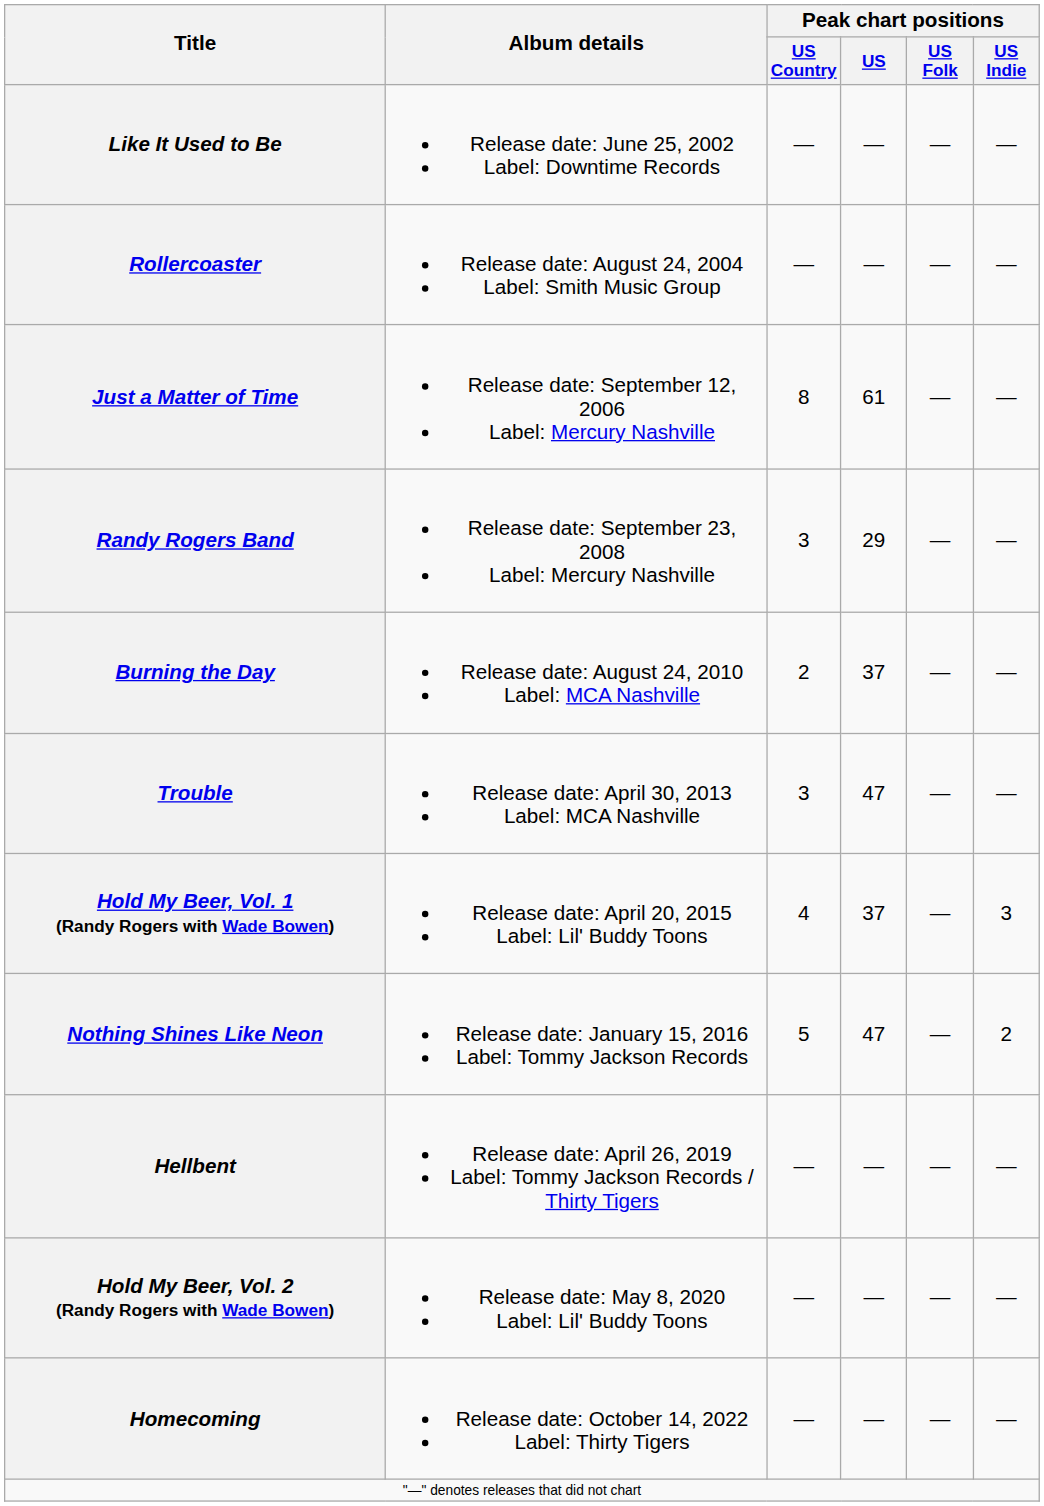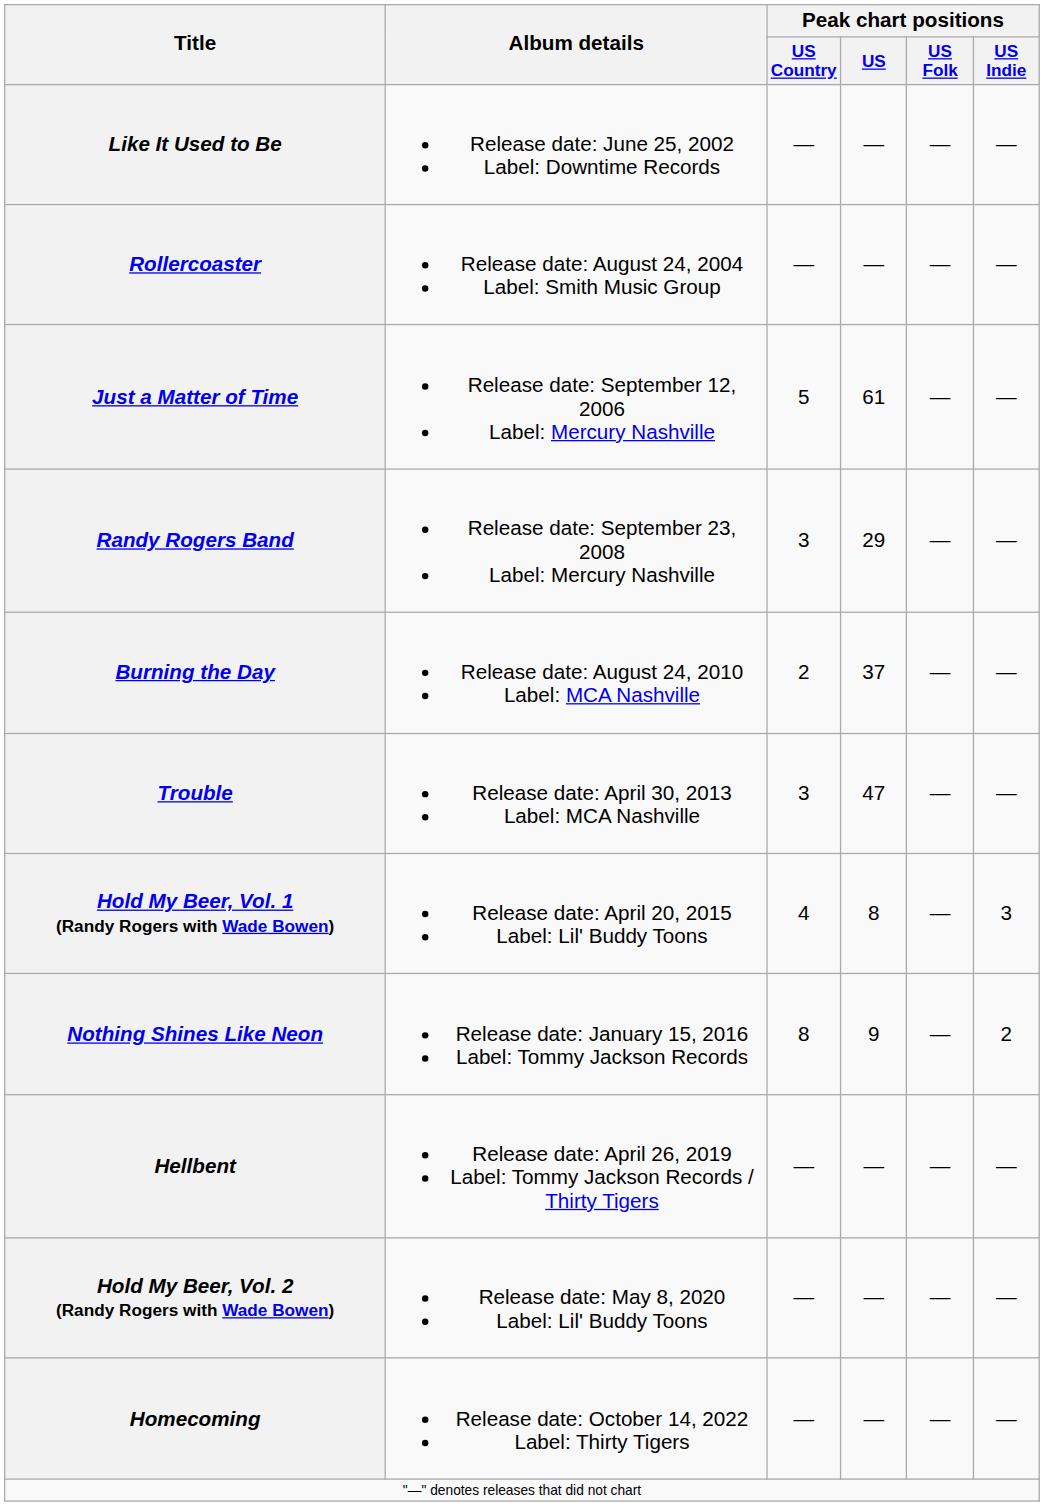(804, 396) 8 -> (804, 396) 5
(874, 913) 37 -> (874, 913) 8
(804, 1033) 5 -> (804, 1033) 8
(874, 1033) 47 -> (874, 1033) 9
